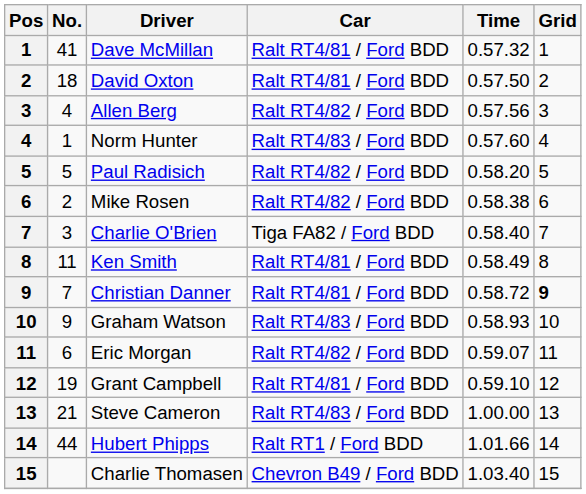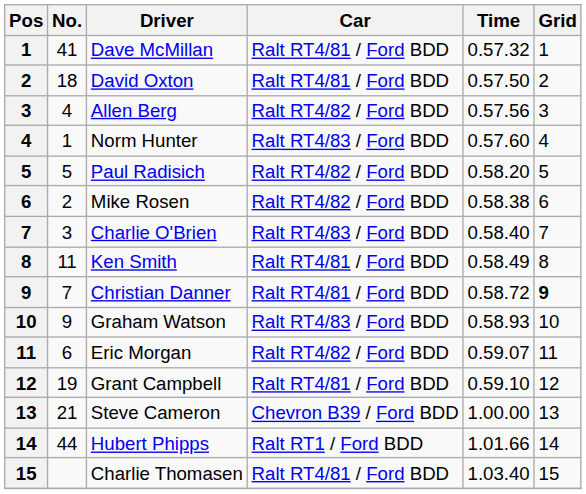(343, 231) Tiga FA82 / Ford BDD -> (350, 231) Ralt RT4/83 / Ford BDD
(350, 413) Ralt RT4/83 / Ford BDD -> (355, 413) Chevron B39 / Ford BDD
(355, 473) Chevron B49 / Ford BDD -> (350, 473) Ralt RT4/81 / Ford BDD
